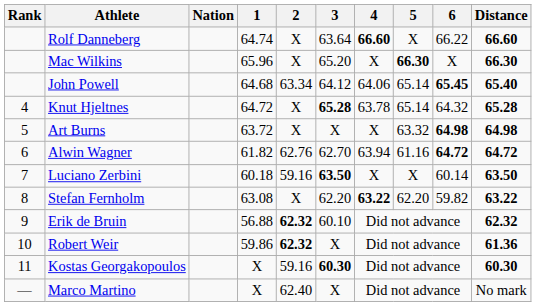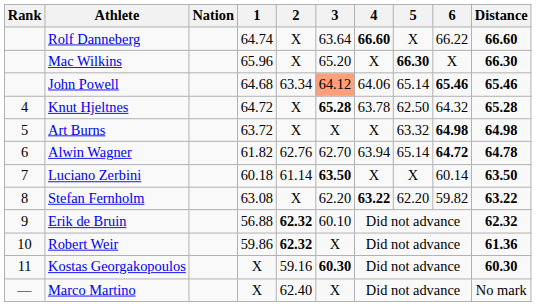(335, 84) no background -> (335, 84) lightsalmon background
(452, 84) 65.45 -> (452, 84) 65.46
(501, 84) 65.40 -> (501, 84) 65.46
(413, 107) 65.14 -> (413, 107) 62.50
(413, 152) 61.16 -> (413, 152) 65.14
(501, 152) 64.72 -> (501, 152) 64.78
(296, 175) 59.16 -> (296, 175) 61.14
